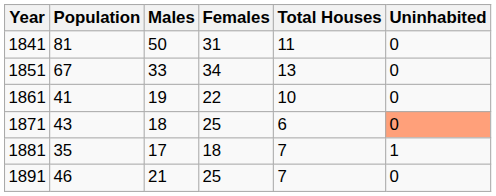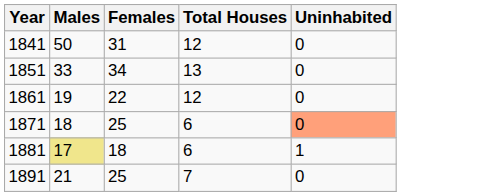- column: (97, 17)
(286, 44) 11 -> (192, 44) 12
(287, 97) 10 -> (192, 97) 12
(157, 151) no background -> (63, 151) khaki background
(282, 151) 7 -> (188, 151) 6
